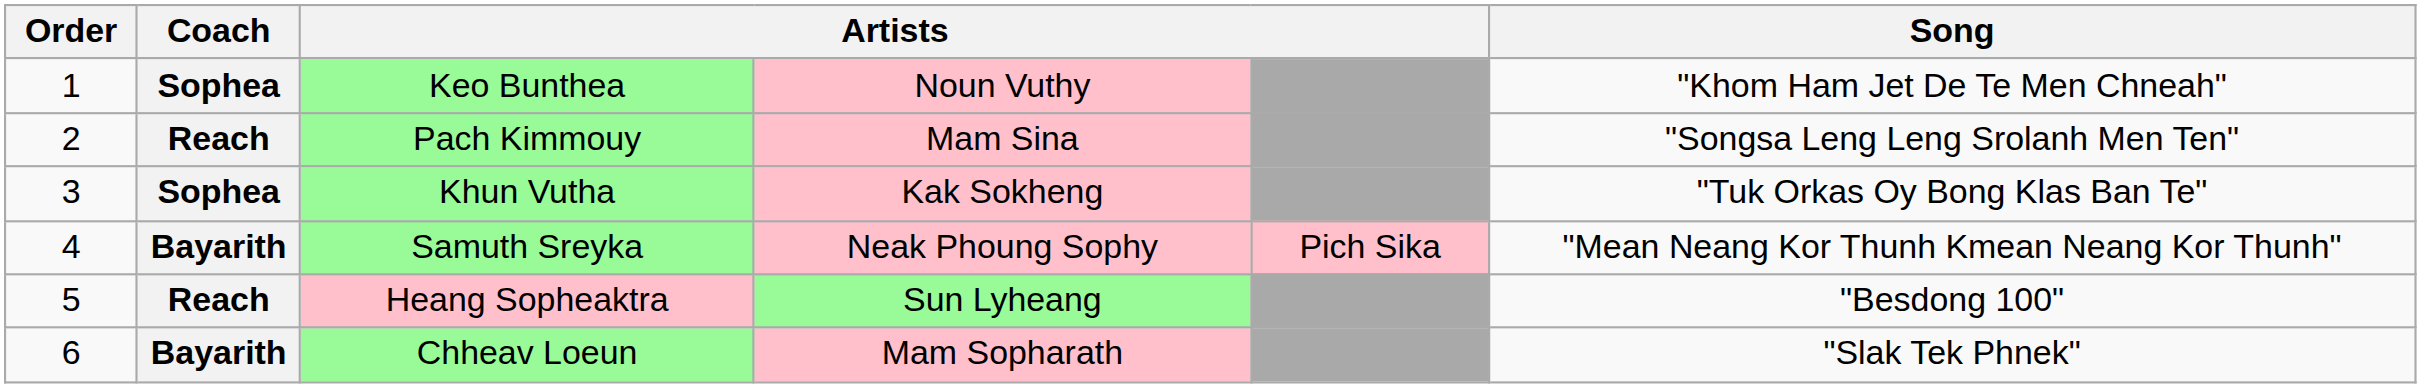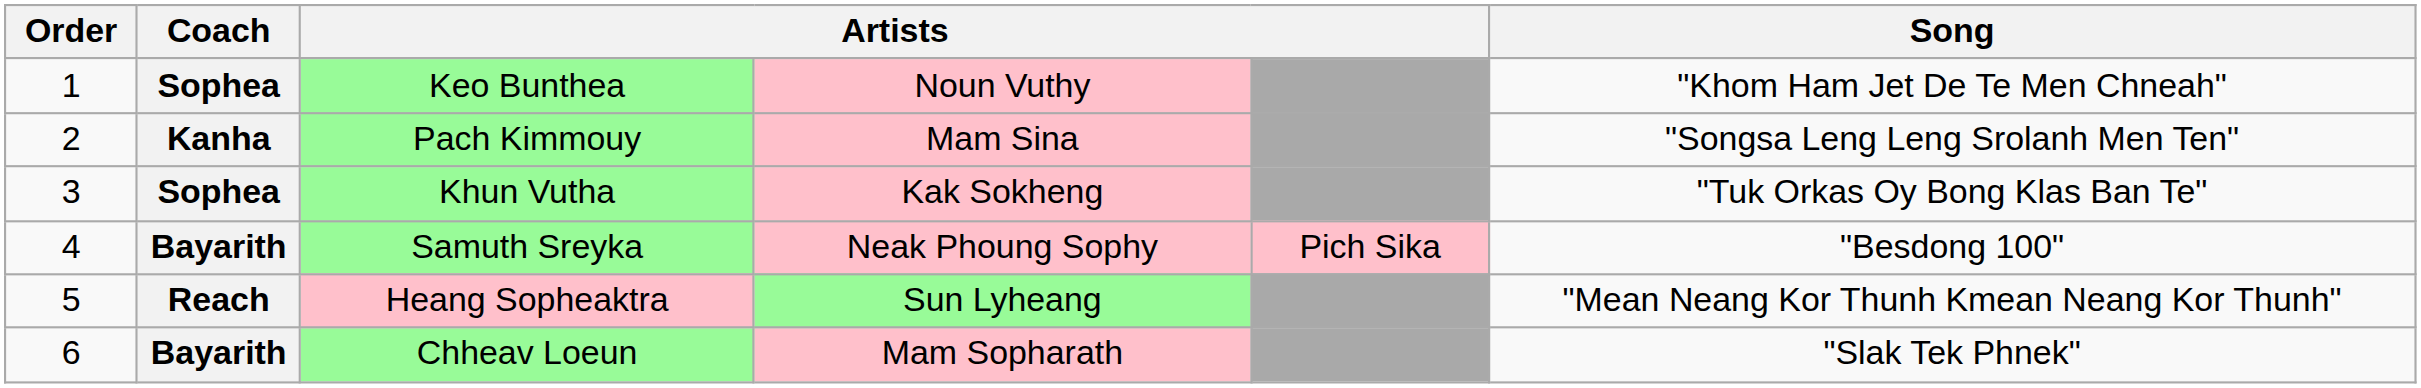(219, 138) Reach -> (219, 138) Kanha
(1952, 246) "Mean Neang Kor Thunh Kmean Neang Kor Thunh" -> (1952, 246) "Besdong 100"
(1952, 300) "Besdong 100" -> (1952, 300) "Mean Neang Kor Thunh Kmean Neang Kor Thunh"
